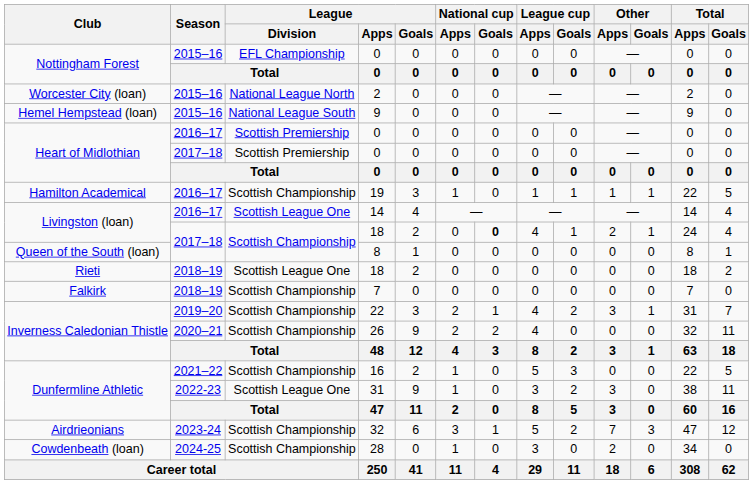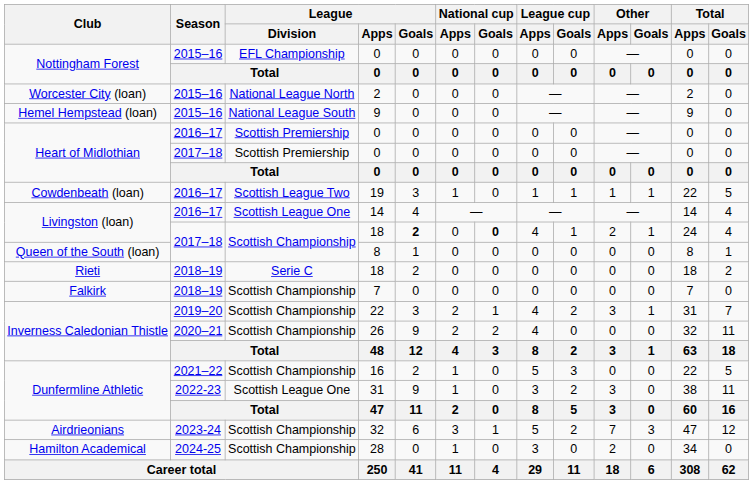(88, 192) Hamilton Academical -> (88, 192) Cowdenbeath (loan)
(292, 192) Scottish Championship -> (292, 192) Scottish League Two
(416, 232) normal -> (416, 232) bold
(292, 271) Scottish League One -> (292, 271) Serie C
(88, 449) Cowdenbeath (loan) -> (88, 449) Hamilton Academical
